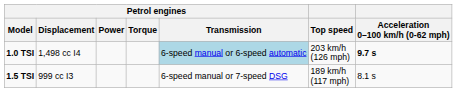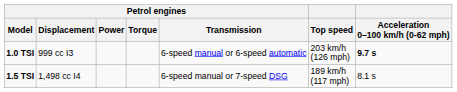(59, 53) 1,498 cc I4 -> (56, 53) 999 cc I3
(234, 53) lightblue background -> (234, 53) no background
(56, 76) 999 cc I3 -> (59, 76) 1,498 cc I4
